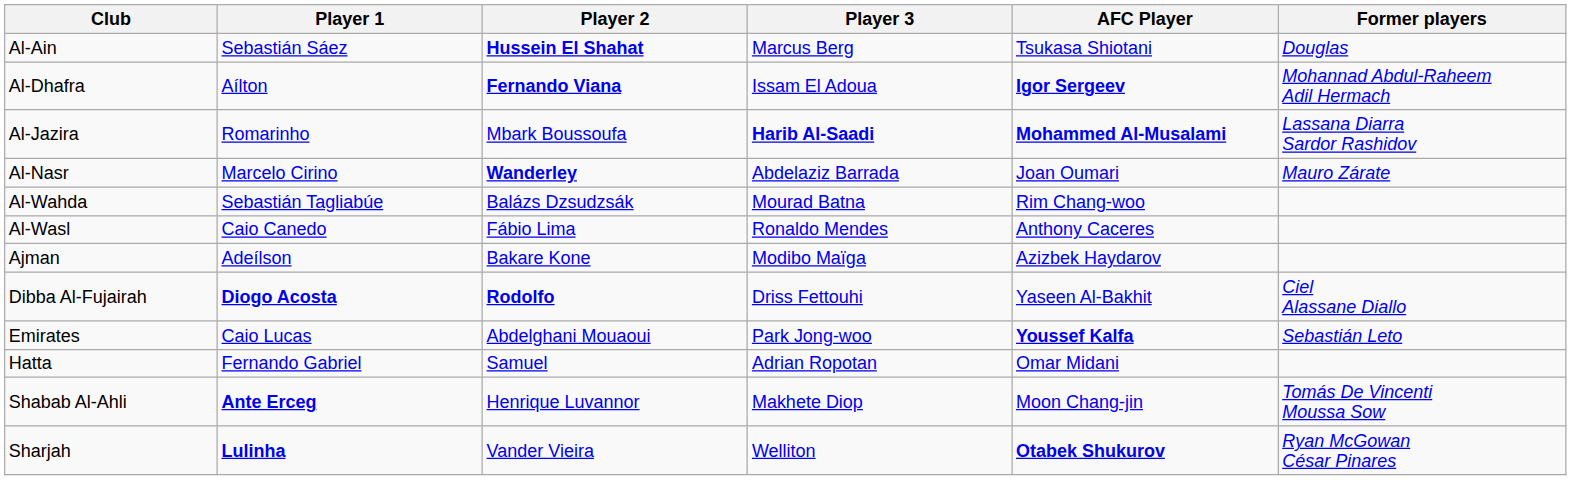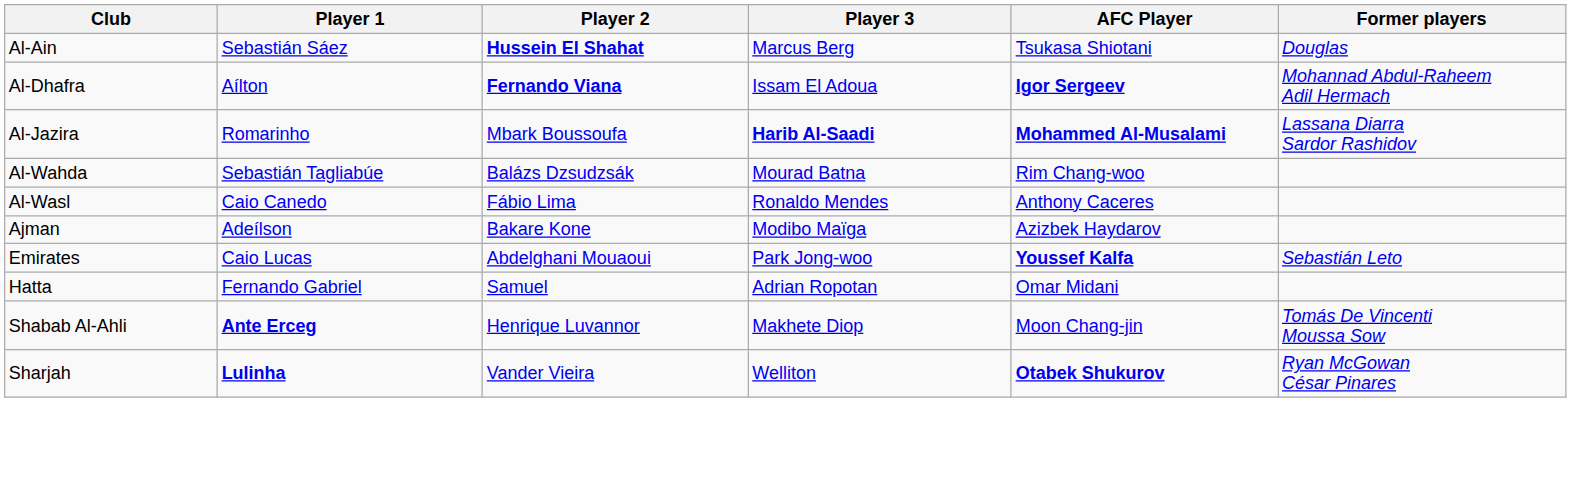- row: (39, 173)
- row: (78, 297)
